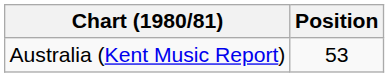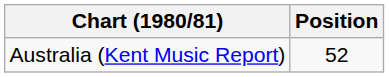(337, 54) 53 -> (337, 54) 52
